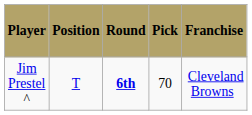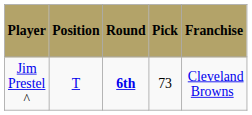(165, 83) 70 -> (165, 83) 73
